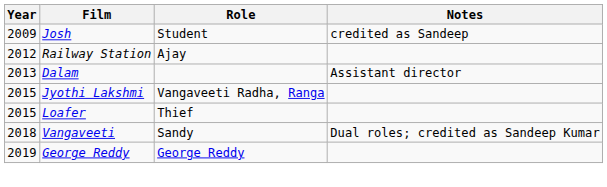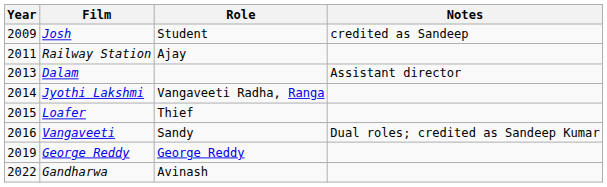(22, 54) 2012 -> (22, 54) 2011
(22, 93) 2015 -> (22, 93) 2014
(22, 133) 2018 -> (22, 133) 2016
+ row: (75, 172)
